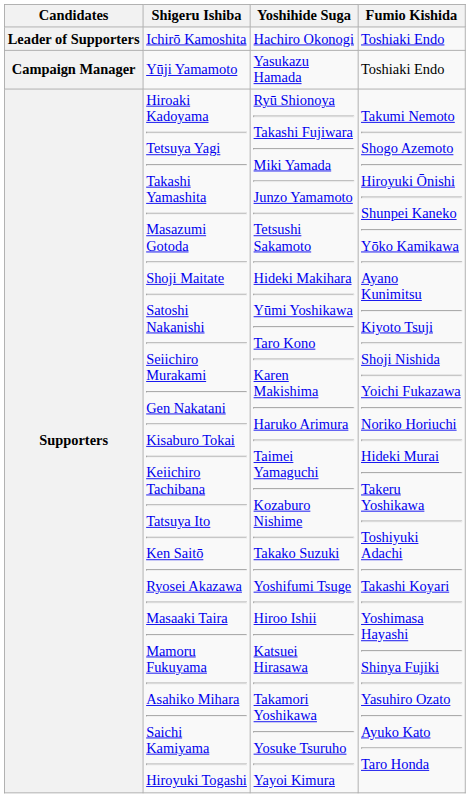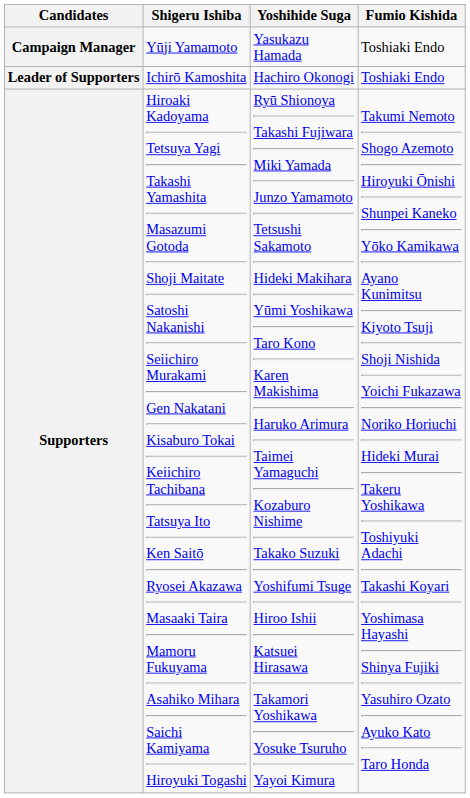rows swapped: (74, 38) <-> (74, 69)
